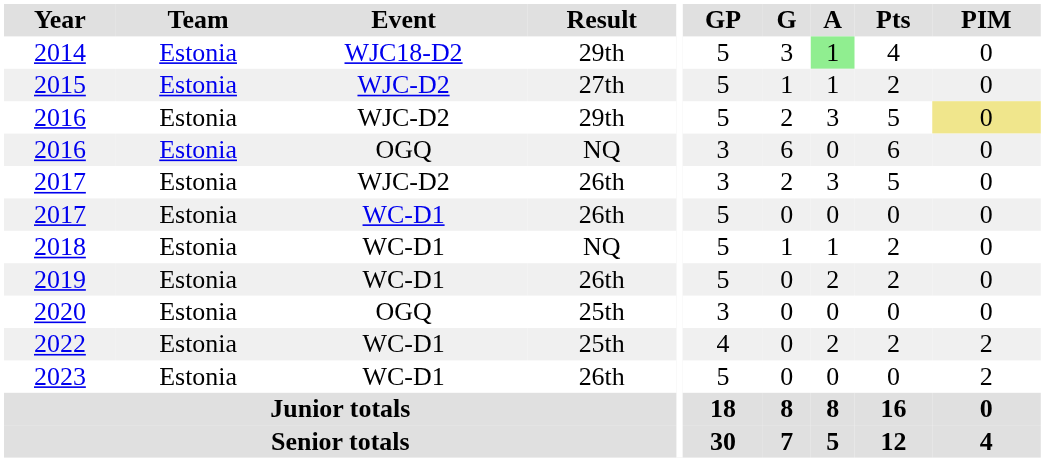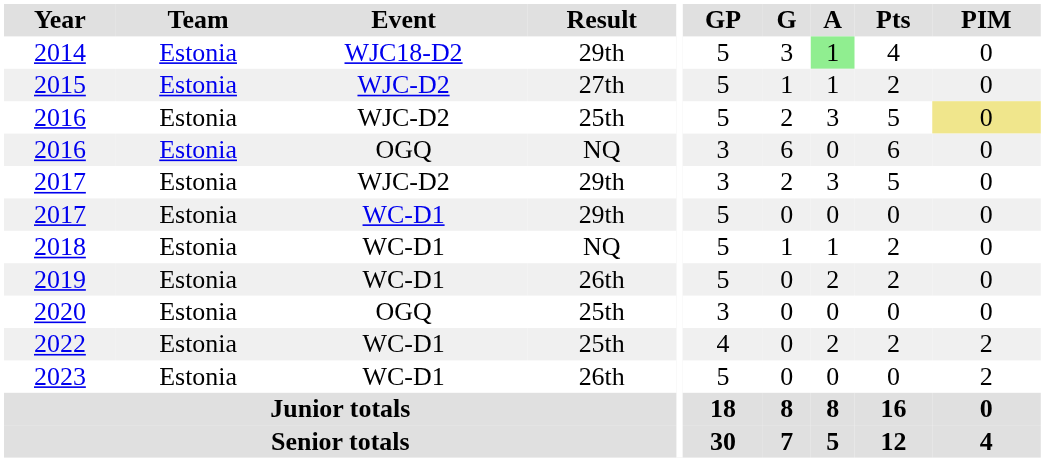(602, 117) 29th -> (602, 117) 25th
(602, 181) 26th -> (602, 181) 29th
(602, 214) 26th -> (602, 214) 29th
